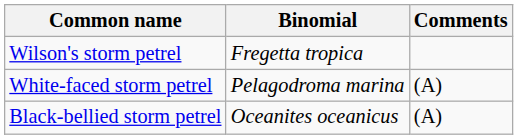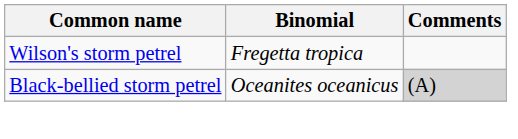- row: (111, 85)
(428, 117) no background -> (422, 85) lightgrey background
